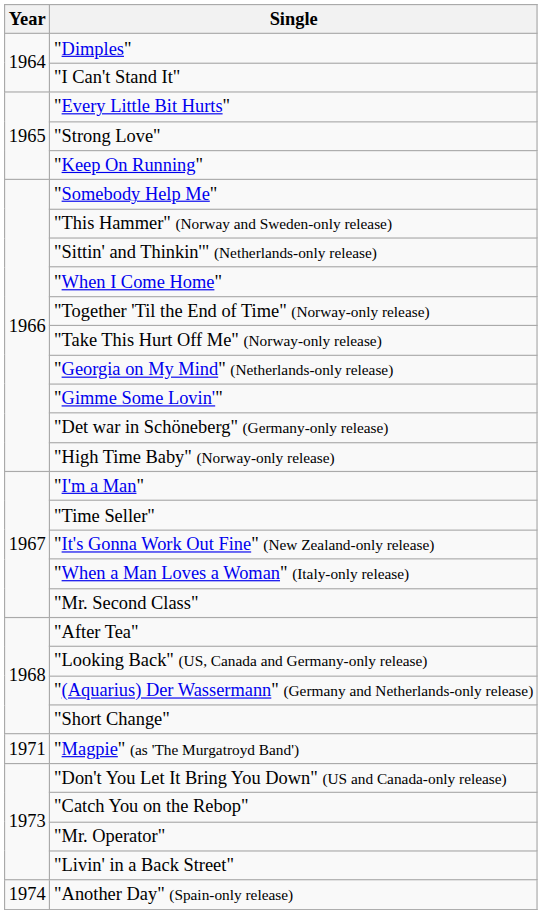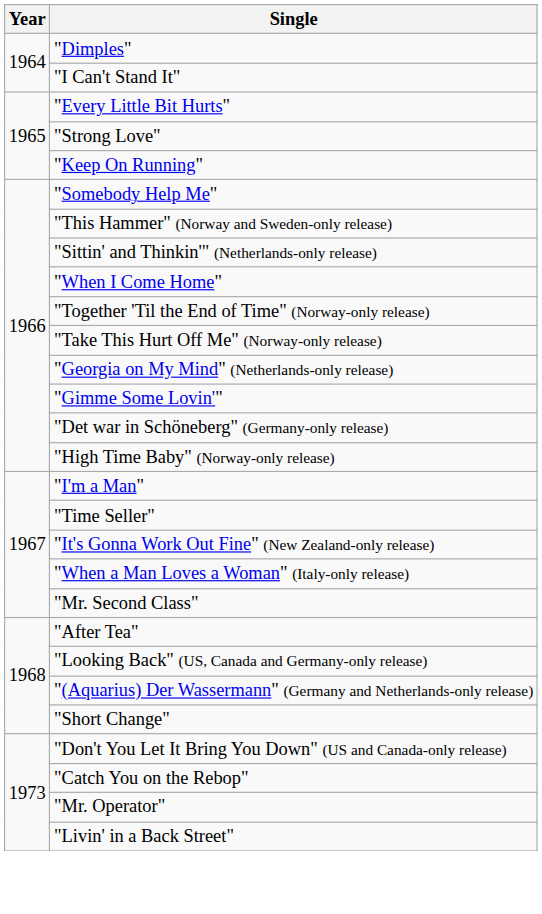- row: (177, 748)
- row: (174, 894)
